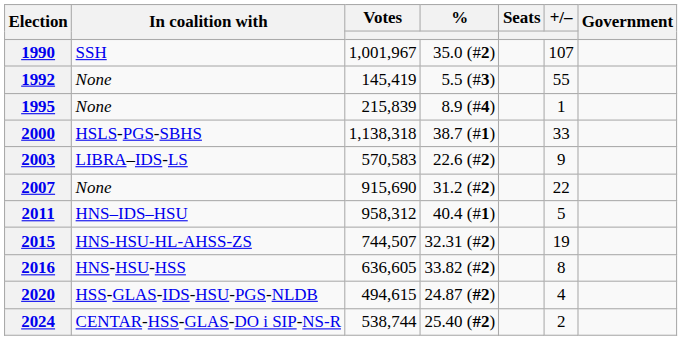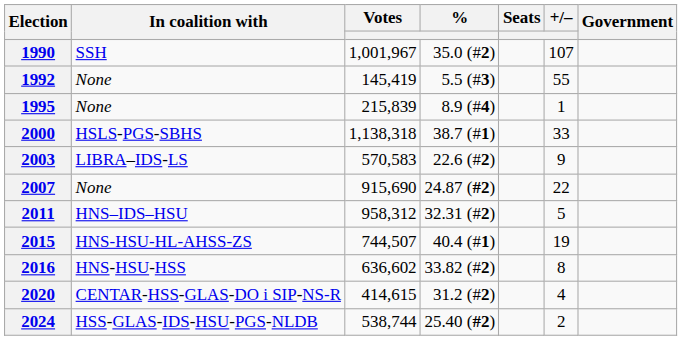(464, 187) 31.2 (#2) -> (460, 187) 24.87 (#2)
(464, 214) 40.4 (#1) -> (460, 214) 32.31 (#2)
(460, 240) 32.31 (#2) -> (464, 240) 40.4 (#1)
(389, 267) 636,605 -> (389, 267) 636,602
(197, 294) HSS-GLAS-IDS-HSU-PGS-NLDB -> (208, 294) CENTAR-HSS-GLAS-DO i SIP-NS-R
(389, 294) 494,615 -> (389, 294) 414,615
(460, 294) 24.87 (#2) -> (464, 294) 31.2 (#2)
(208, 321) CENTAR-HSS-GLAS-DO i SIP-NS-R -> (197, 321) HSS-GLAS-IDS-HSU-PGS-NLDB
